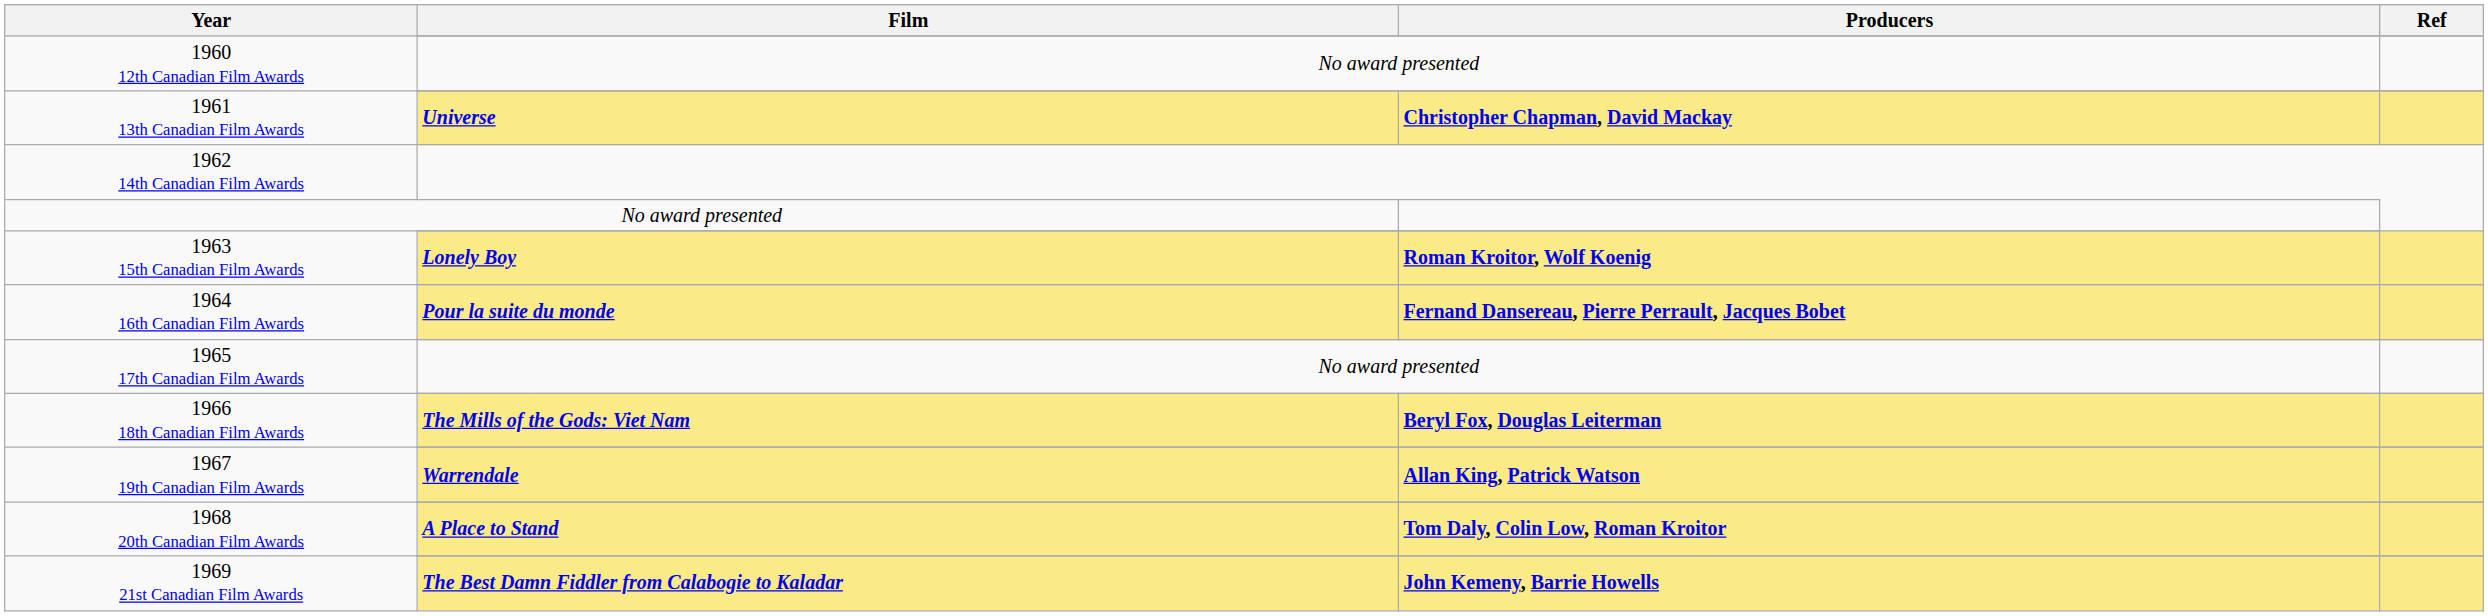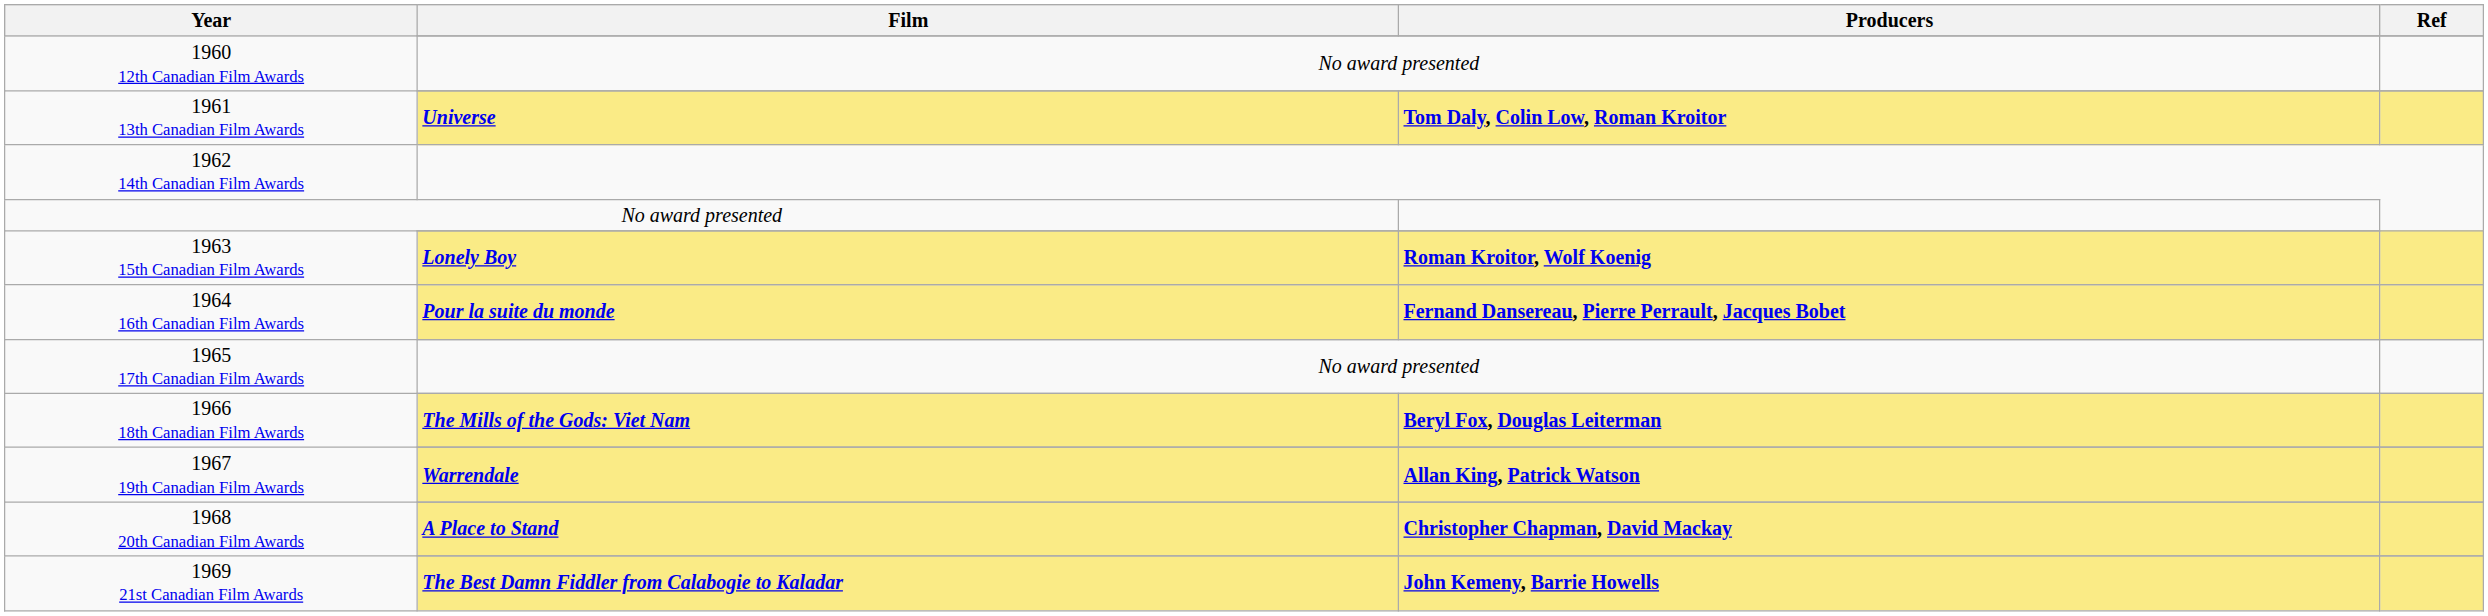(1568, 117) Christopher Chapman, David Mackay -> (1565, 117) Tom Daly, Colin Low, Roman Kroitor
(1565, 528) Tom Daly, Colin Low, Roman Kroitor -> (1568, 528) Christopher Chapman, David Mackay
